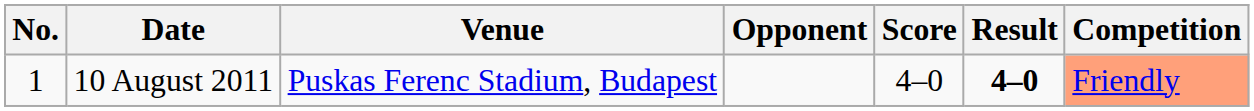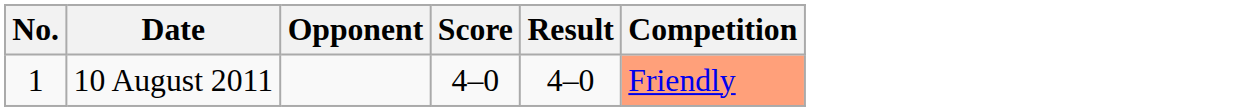- column: (502, 29)
(1015, 79) bold -> (571, 79) normal
